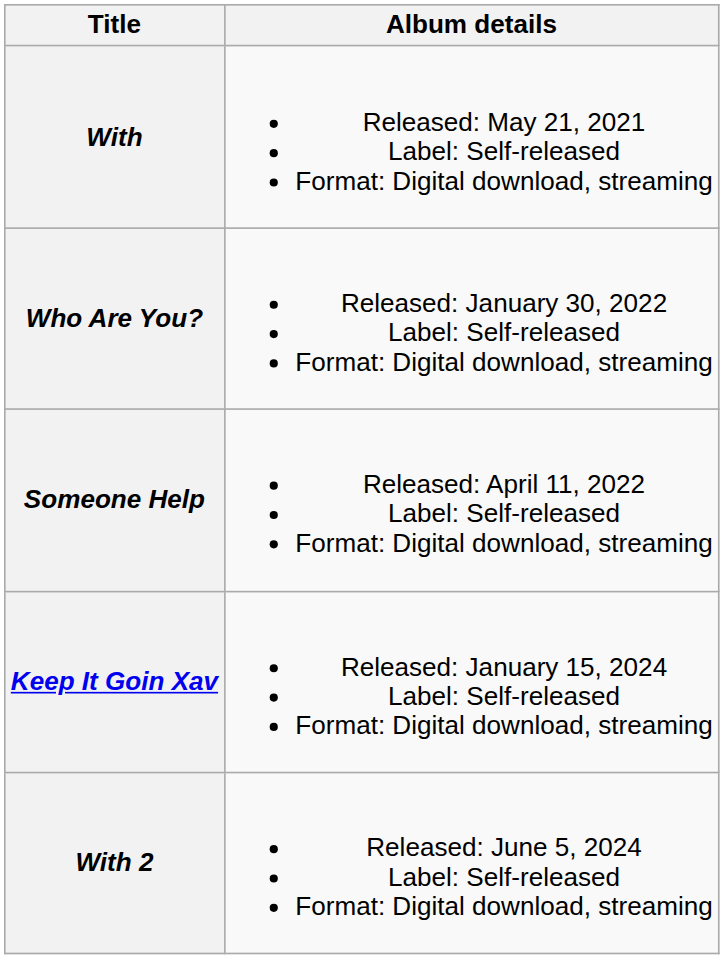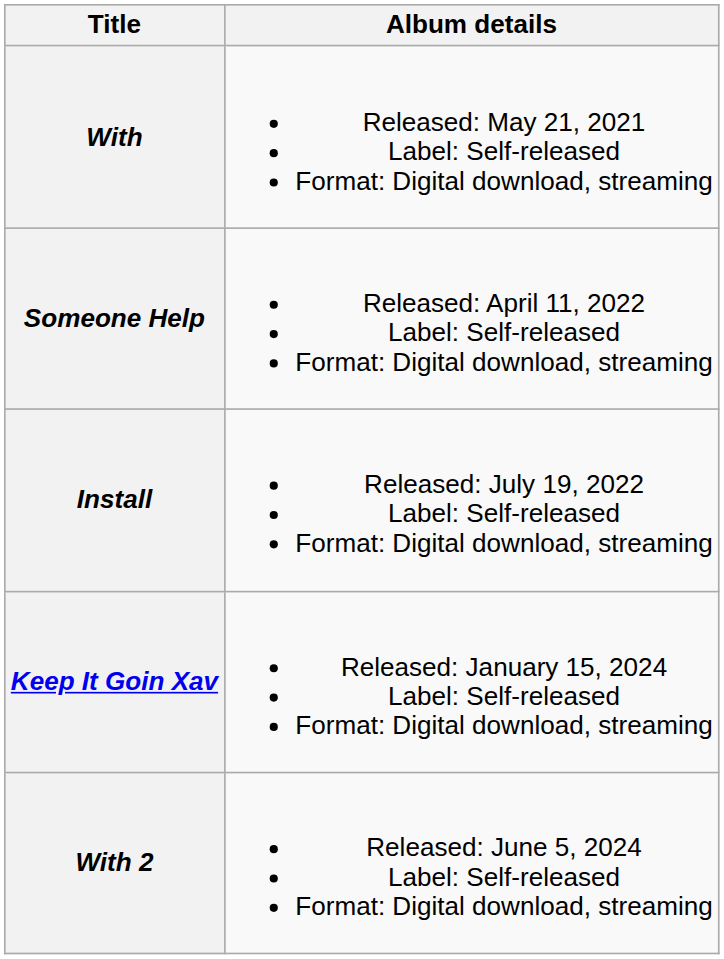- row: (114, 318)
+ row: (114, 499)
